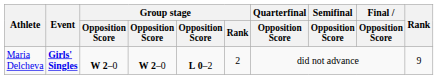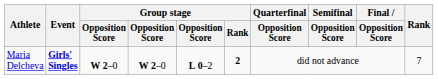(238, 61) normal -> (238, 61) bold
(419, 61) 9 -> (419, 61) 7
